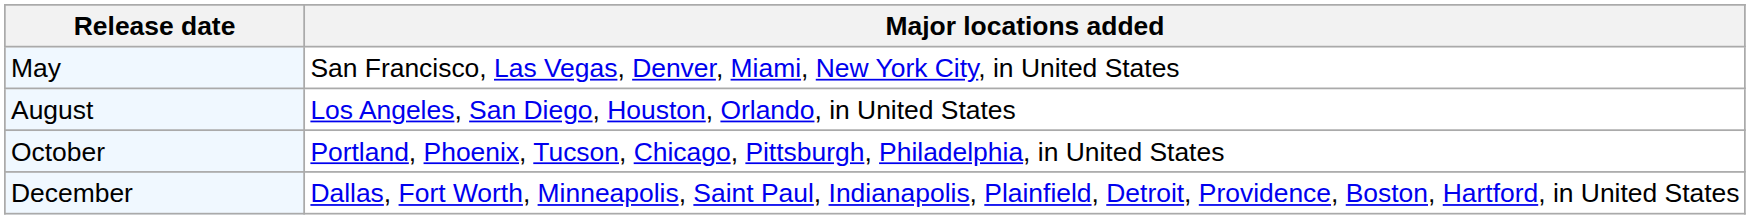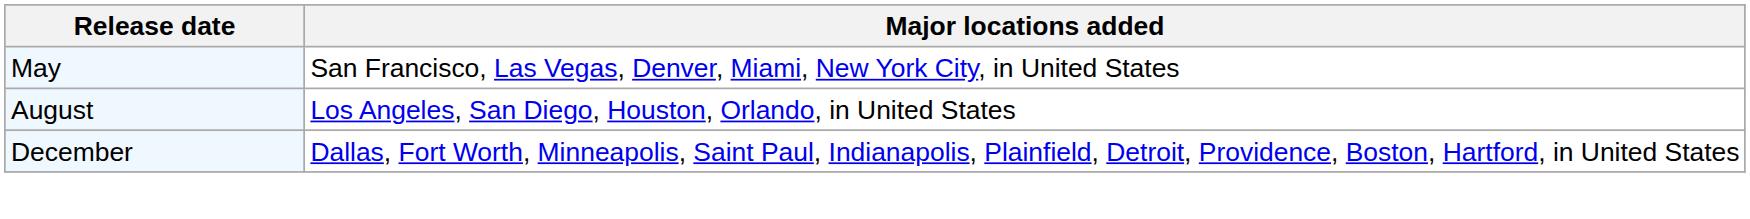- row: (58, 152)
